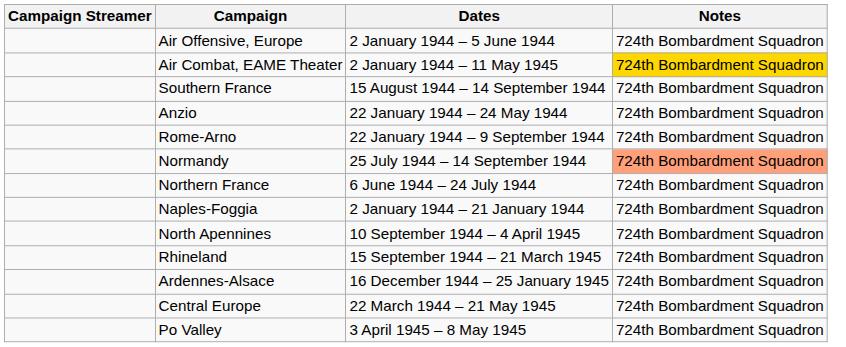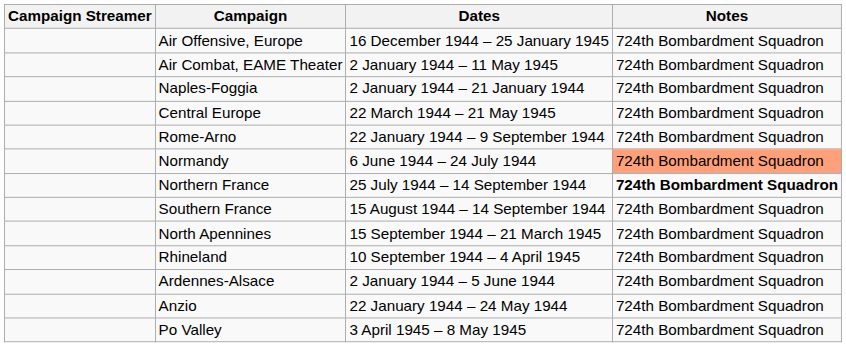(452, 40) 2 January 1944 – 5 June 1944 -> (479, 40) 16 December 1944 – 25 January 1945
(720, 64) gold background -> (720, 64) no background
rows swapped: (208, 209) <-> (215, 88)
rows swapped: (178, 112) <-> (210, 305)
(468, 161) 25 July 1944 – 14 September 1944 -> (443, 161) 6 June 1944 – 24 July 1944
(443, 185) 6 June 1944 – 24 July 1944 -> (468, 185) 25 July 1944 – 14 September 1944
(720, 185) normal -> (727, 185) bold
(465, 233) 10 September 1944 – 4 April 1945 -> (475, 233) 15 September 1944 – 21 March 1945
(475, 257) 15 September 1944 – 21 March 1945 -> (465, 257) 10 September 1944 – 4 April 1945
(479, 281) 16 December 1944 – 25 January 1945 -> (452, 281) 2 January 1944 – 5 June 1944
